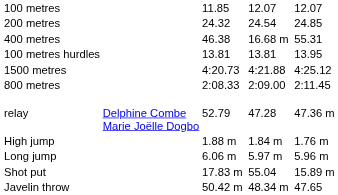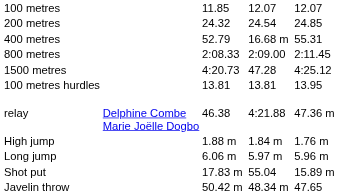(216, 39) 46.38 -> (216, 39) 52.79
rows swapped: (32, 85) <-> (52, 54)
(267, 70) 4:21.88 -> (262, 70) 47.28
(216, 113) 52.79 -> (216, 113) 46.38
(262, 113) 47.28 -> (267, 113) 4:21.88
